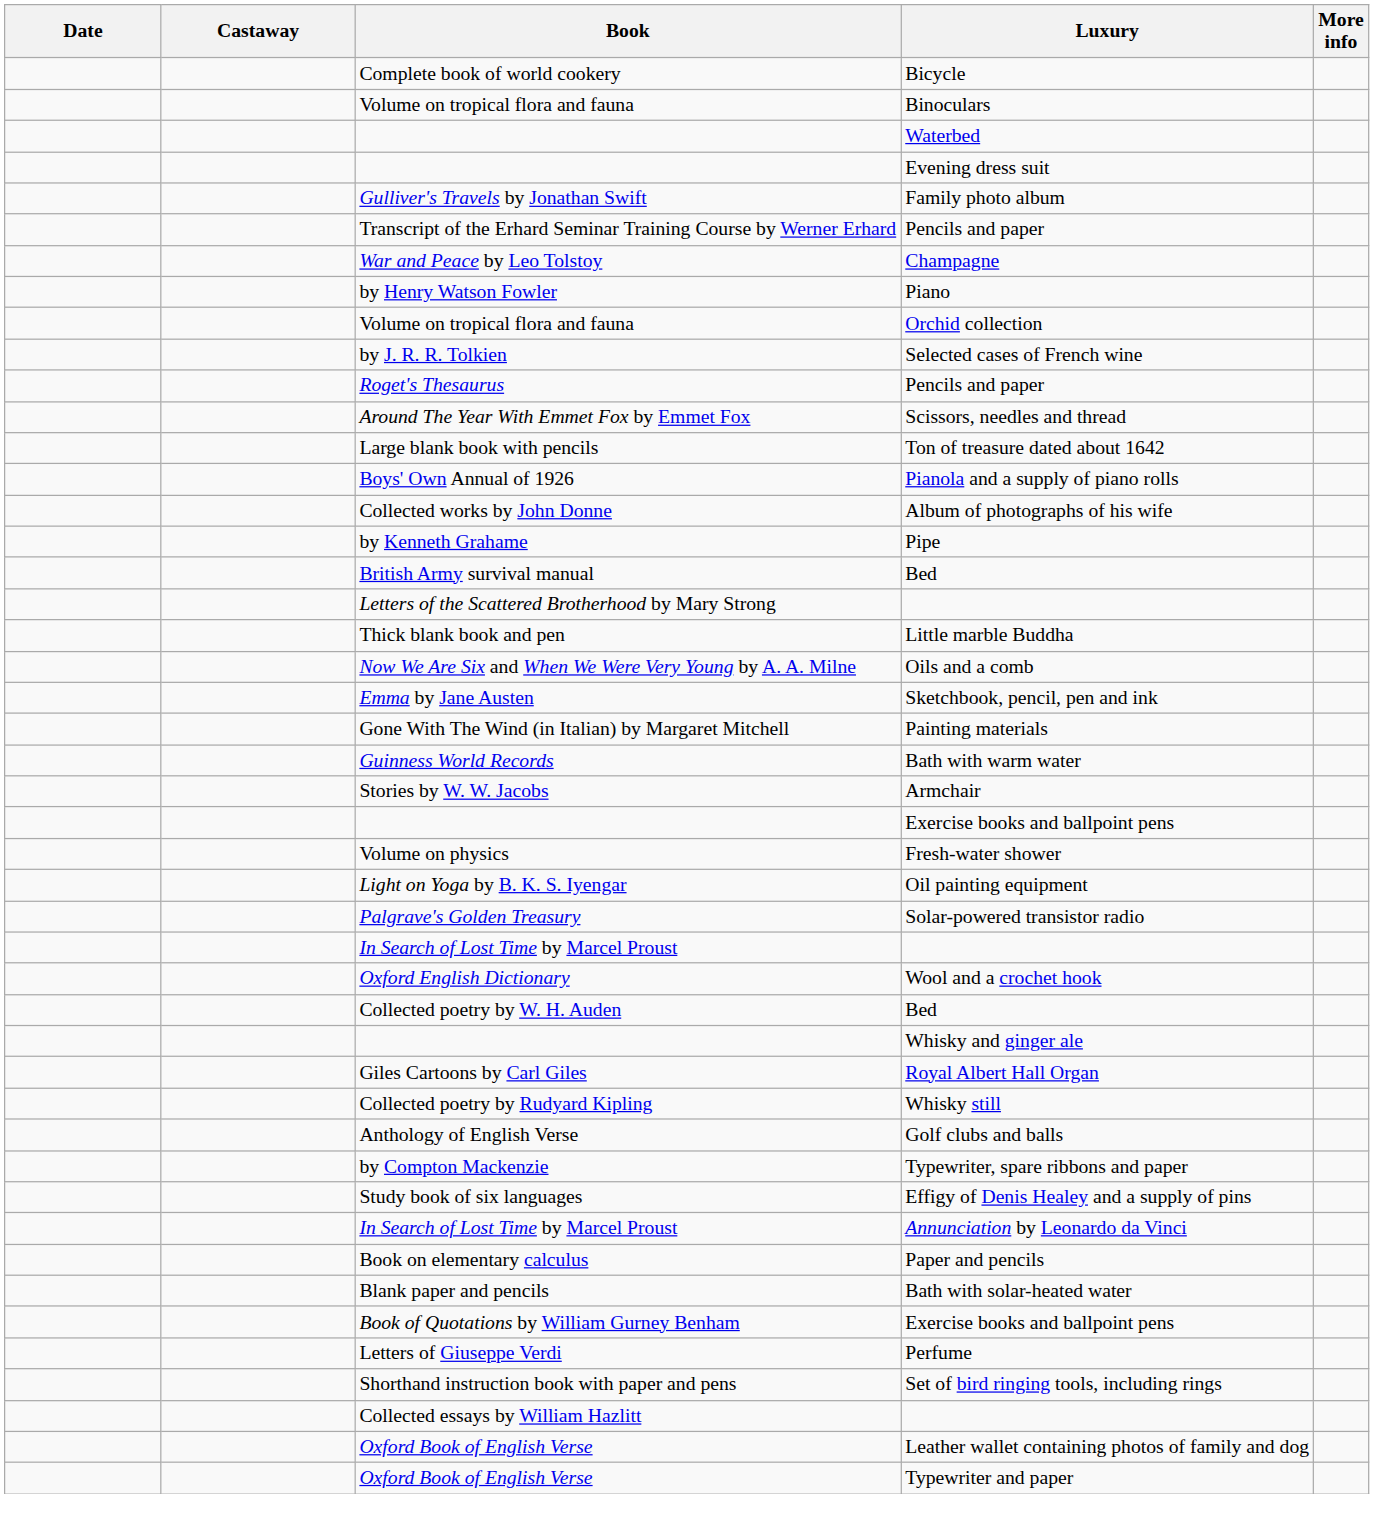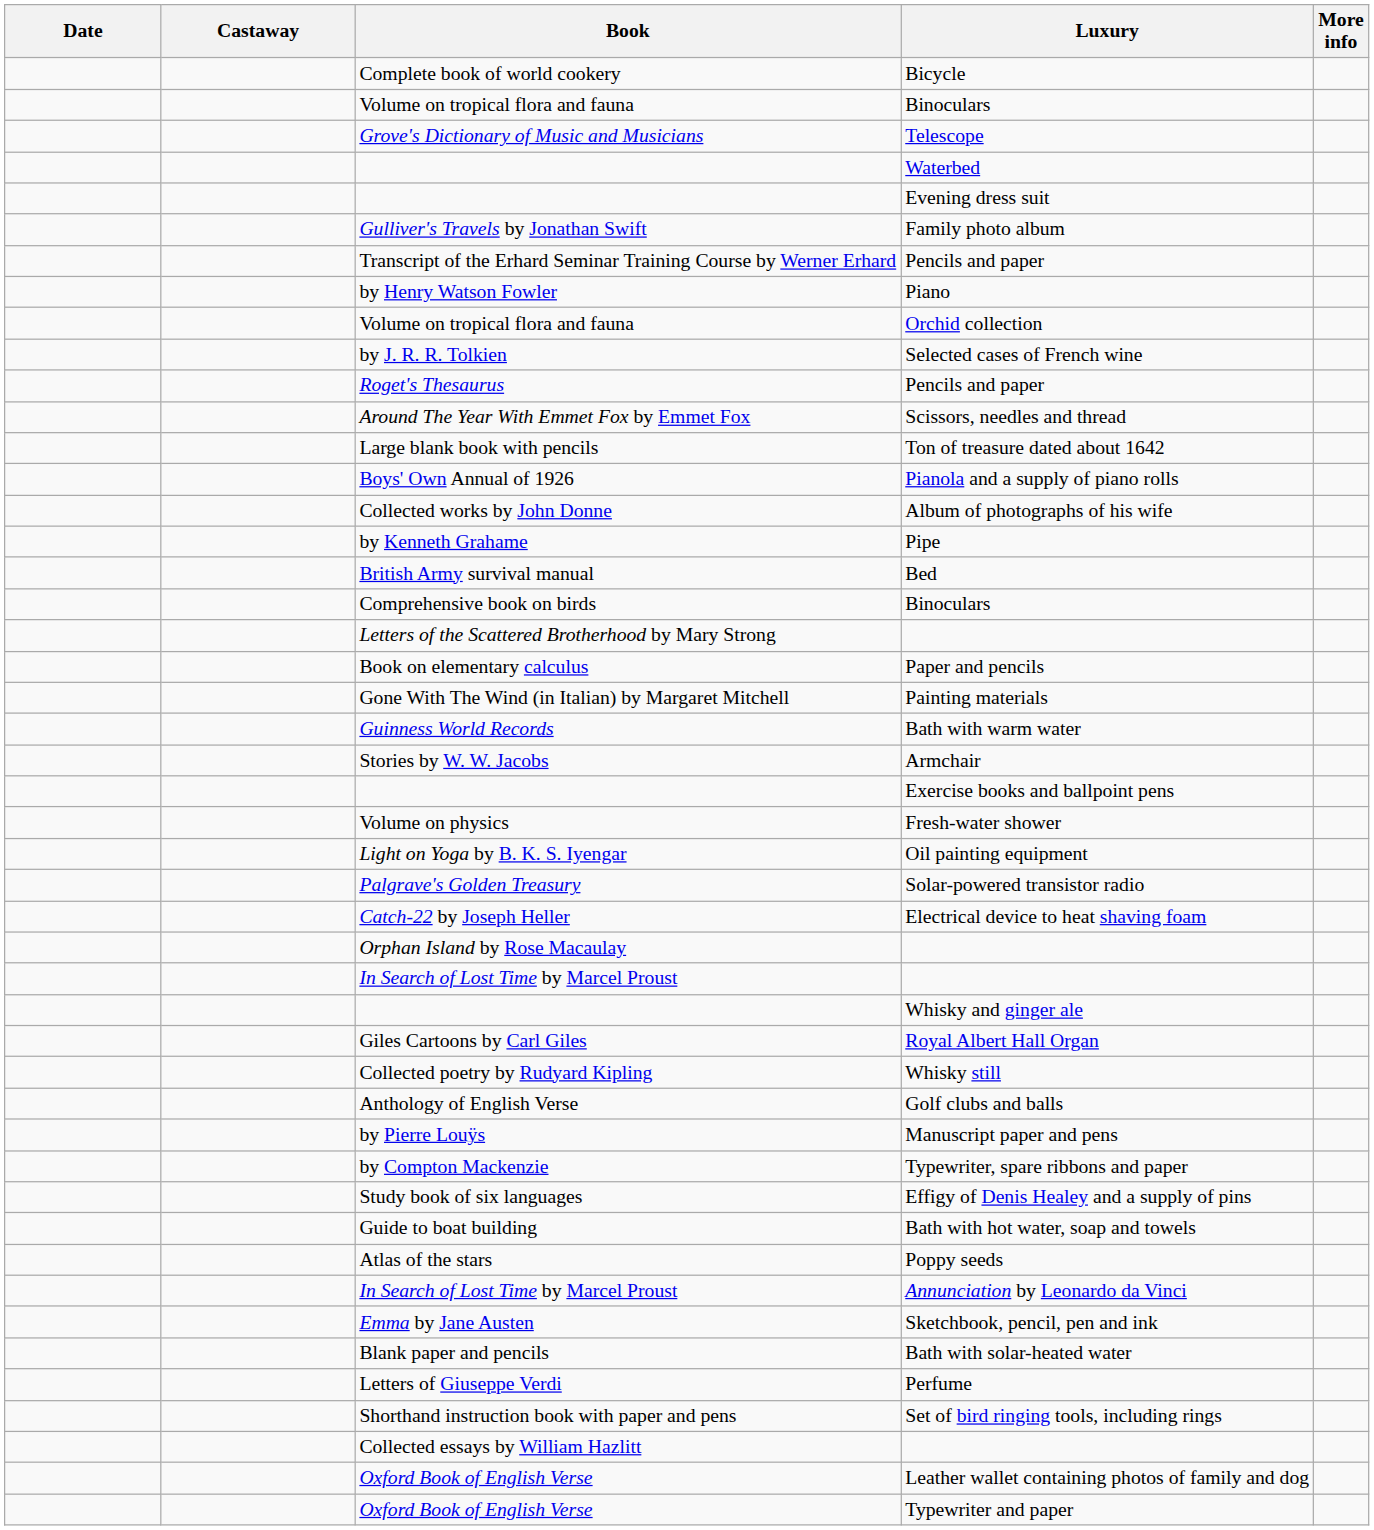+ row: (531, 135)
- row: (481, 260)
+ row: (478, 604)
- row: (462, 635)
- row: (608, 666)
rows swapped: (447, 697) <-> (474, 1259)
+ row: (465, 916)
+ row: (493, 947)
- row: (465, 978)
- row: (490, 1009)
+ row: (422, 1134)
+ row: (448, 1228)
+ row: (426, 1259)
- row: (550, 1321)
